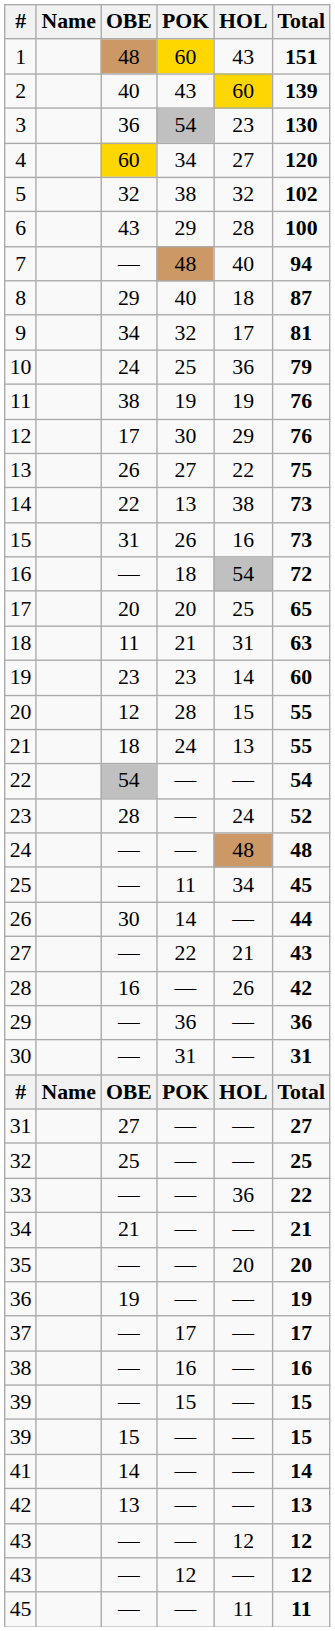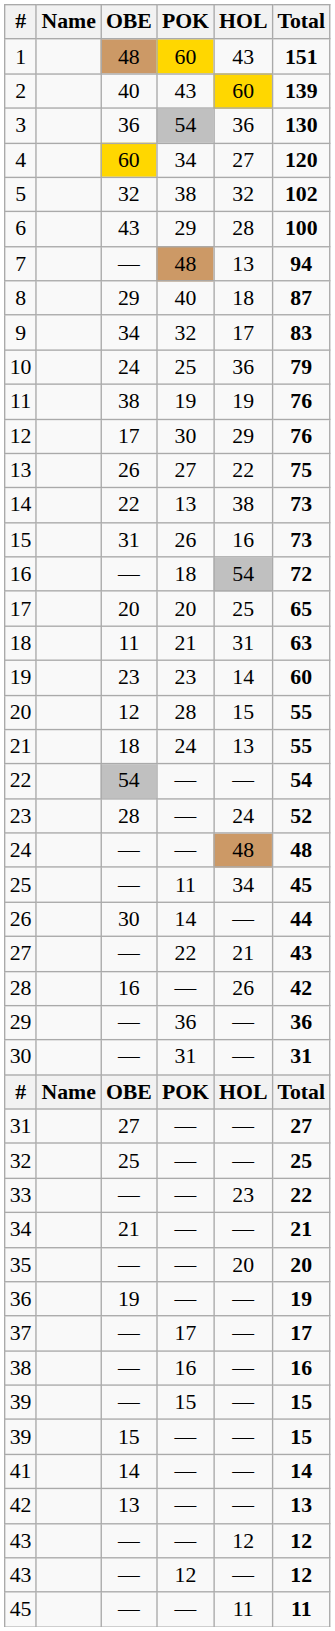(243, 125) 23 -> (243, 125) 36
(243, 263) 40 -> (243, 263) 13
(301, 332) 81 -> (301, 332) 83
(243, 1195) 36 -> (243, 1195) 23
